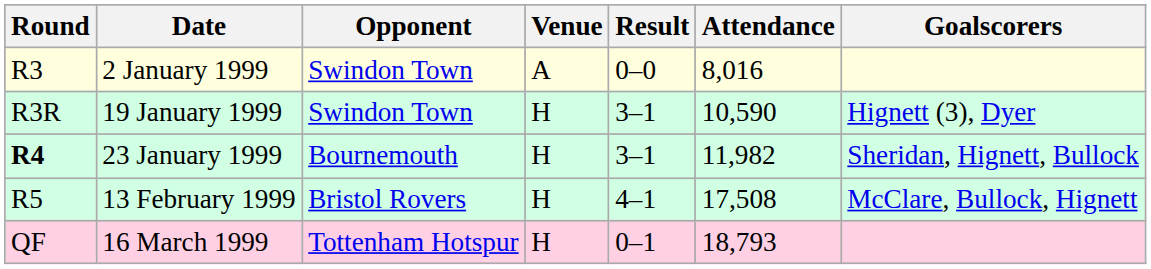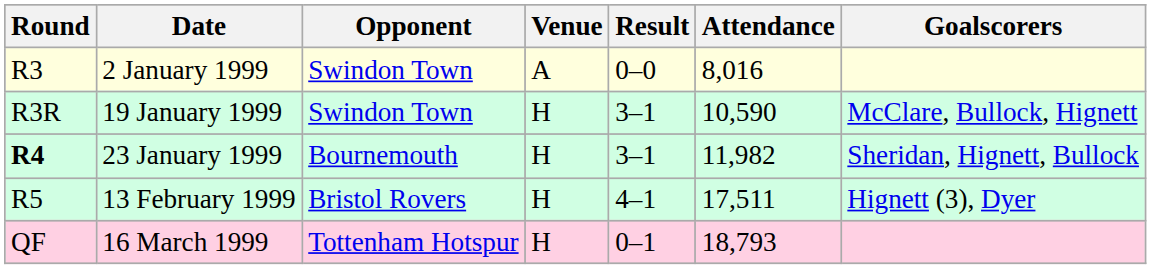(941, 112) Hignett (3), Dyer -> (992, 112) McClare, Bullock, Hignett
(739, 198) 17,508 -> (739, 198) 17,511
(992, 198) McClare, Bullock, Hignett -> (941, 198) Hignett (3), Dyer
